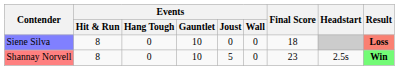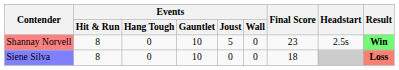rows swapped: (39, 57) <-> (28, 42)
